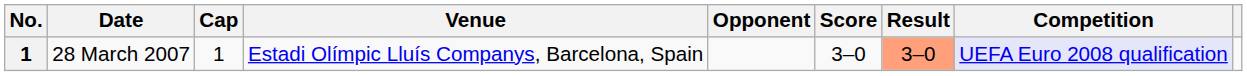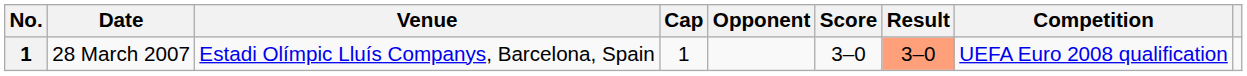columns swapped: (476, 20) <-> (219, 20)
(1094, 53) lavender background -> (1094, 53) no background
